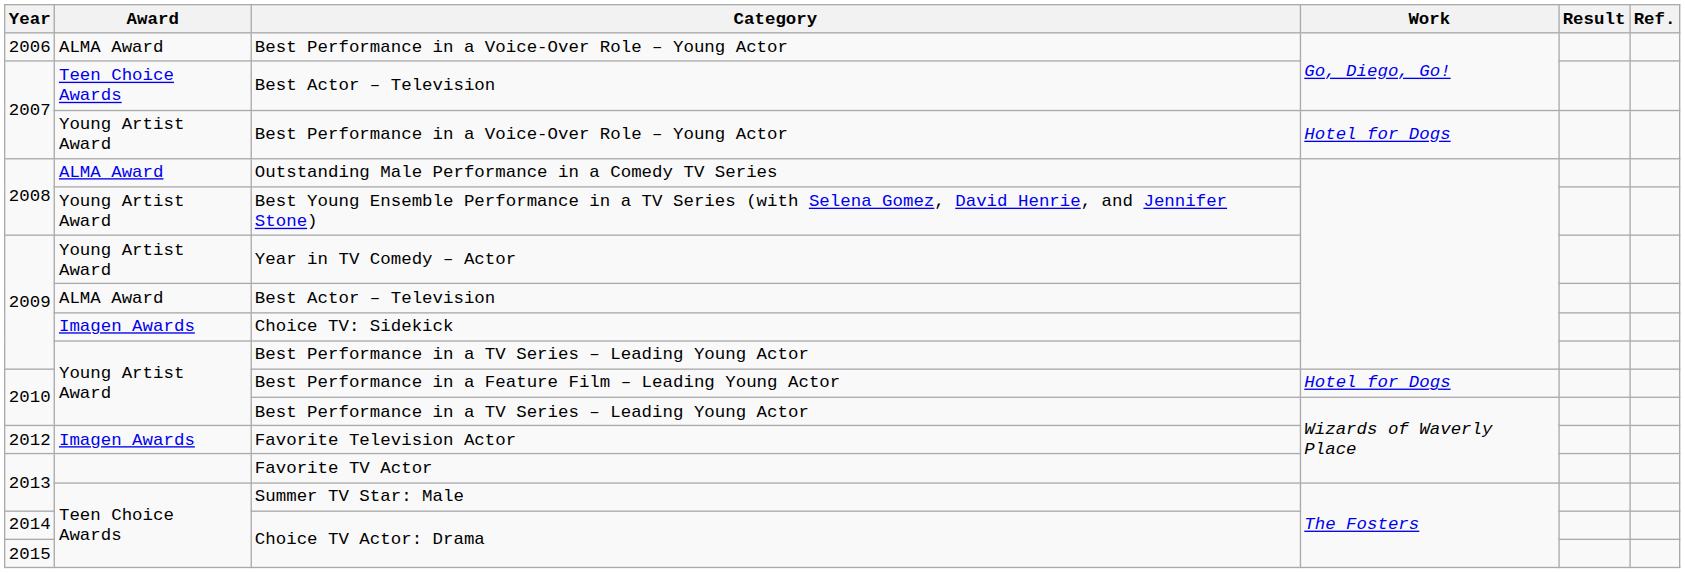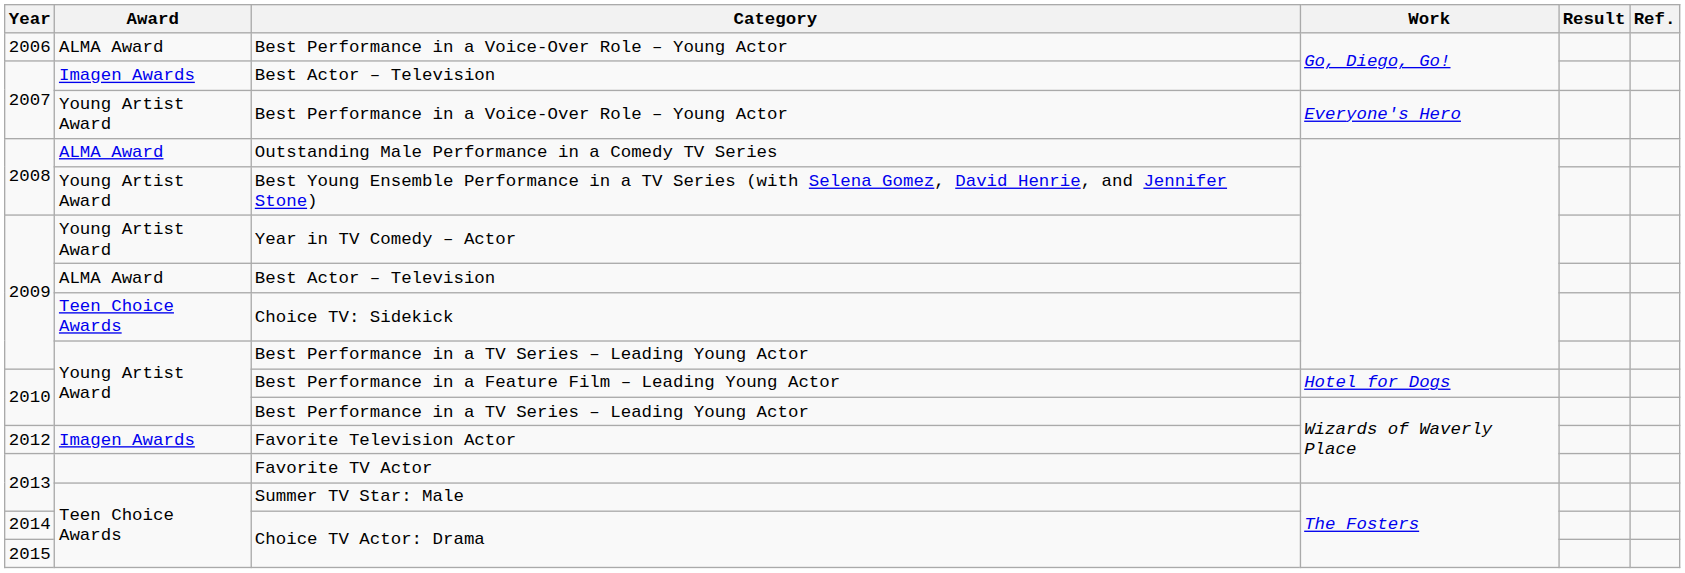(116, 86) Teen Choice Awards -> (127, 76) Imagen Awards
(1377, 134) Hotel for Dogs -> (1383, 114) Everyone's Hero
(127, 326) Imagen Awards -> (116, 316) Teen Choice Awards
